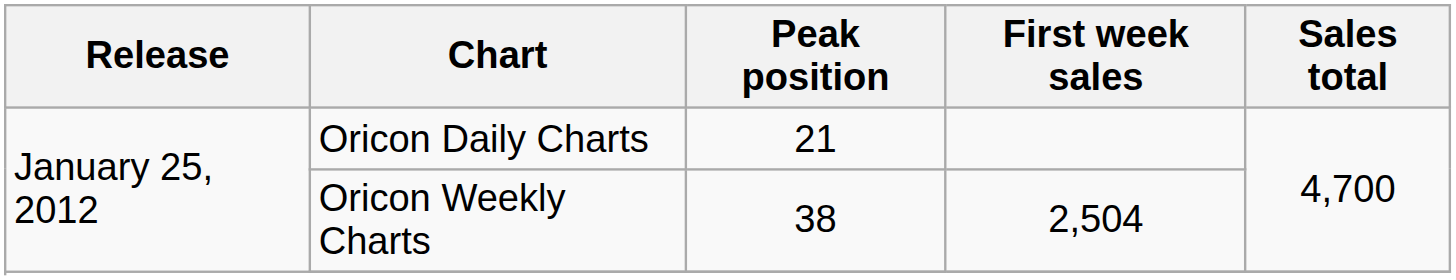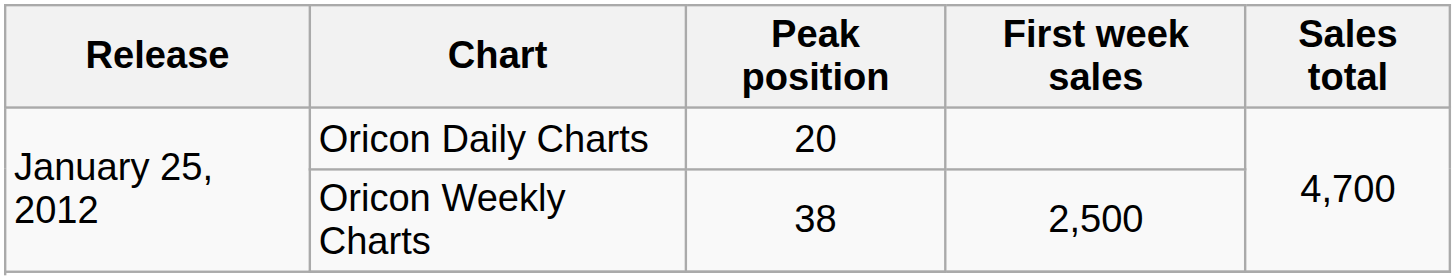(816, 137) 21 -> (816, 137) 20
(1096, 219) 2,504 -> (1096, 219) 2,500
